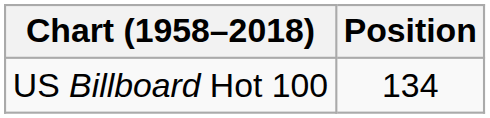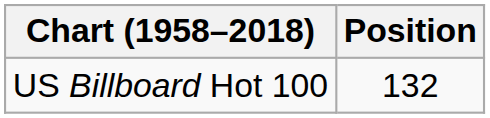(410, 84) 134 -> (410, 84) 132
